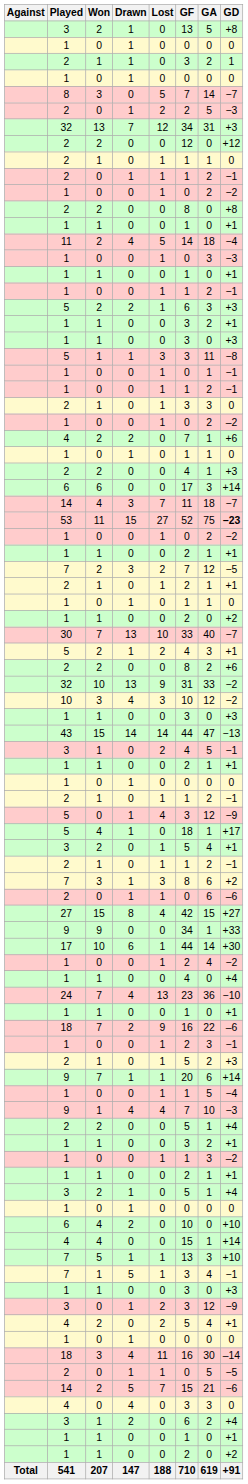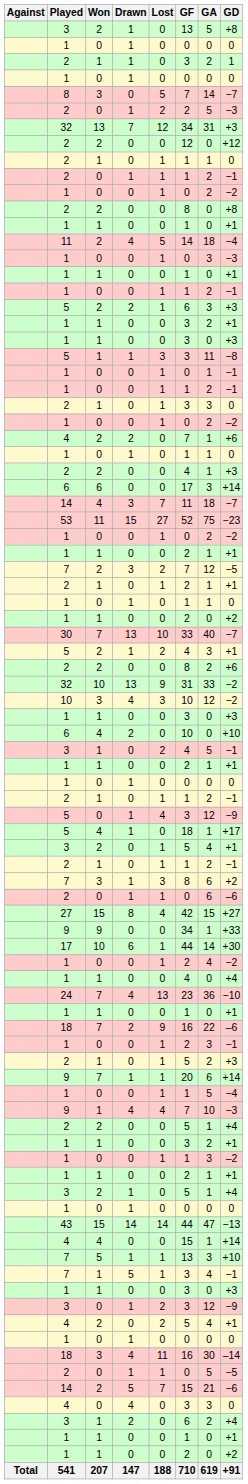(231, 521) bold -> (231, 521) normal
rows swapped: (66, 1225) <-> (66, 734)
